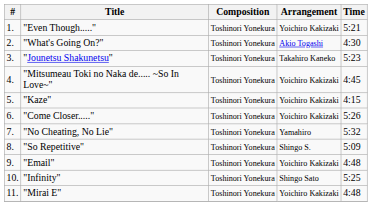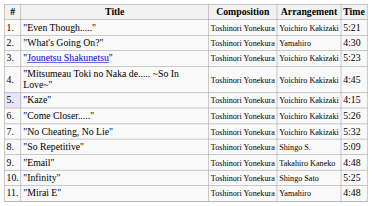(301, 43) Akio Togashi -> (295, 43) Yamahiro
(307, 59) Takahiro Kaneko -> (309, 59) Yoichiro Kakizaki
(10, 100) no background -> (10, 100) lavender background
(295, 132) Yamahiro -> (309, 132) Yoichiro Kakizaki
(309, 163) Yoichiro Kakizaki -> (307, 163) Takahiro Kaneko
(309, 194) Yoichiro Kakizaki -> (295, 194) Yamahiro
